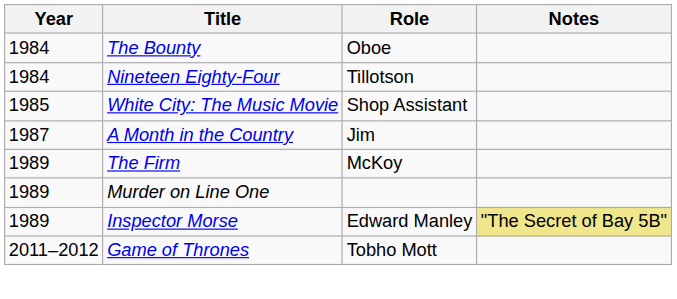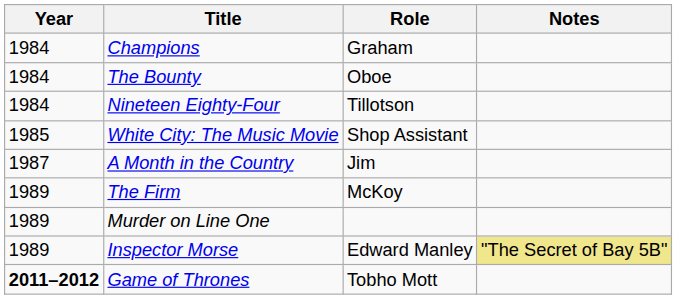+ row: (154, 47)
(54, 250) normal -> (54, 279) bold
